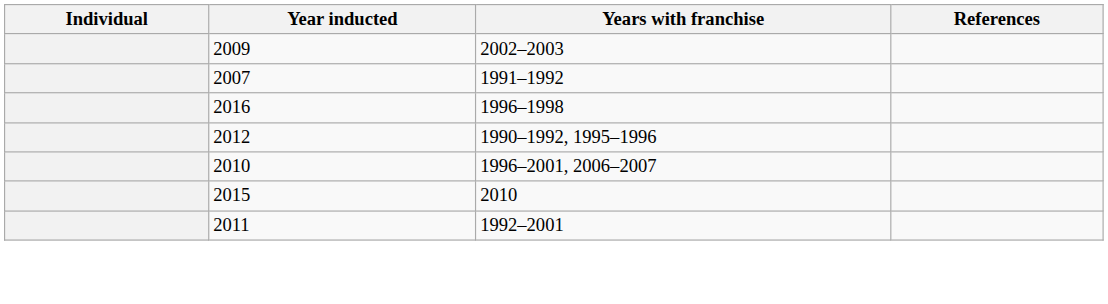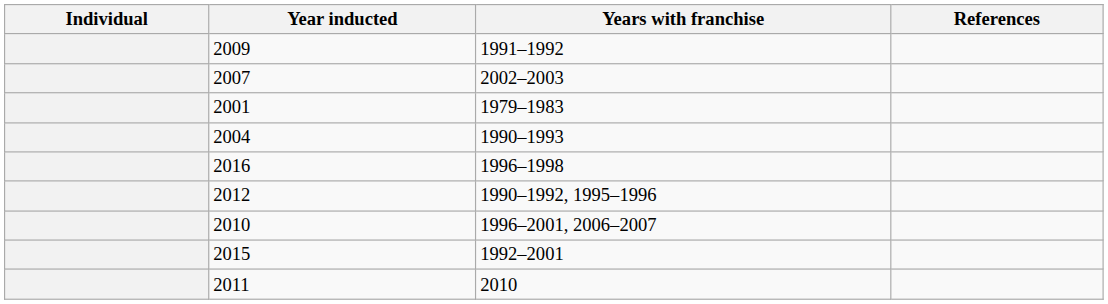(522, 48) 2002–2003 -> (522, 48) 1991–1992
(522, 78) 1991–1992 -> (522, 78) 2002–2003
+ row: (232, 107)
+ row: (232, 136)
(499, 195) 2010 -> (522, 254) 1992–2001
(522, 225) 1992–2001 -> (499, 284) 2010
